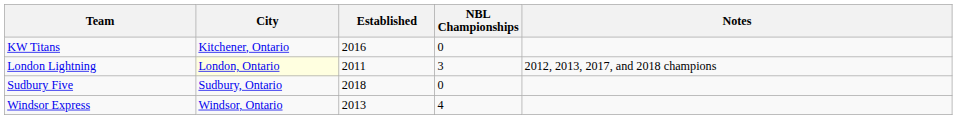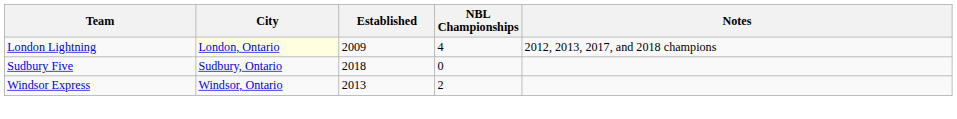- row: (34, 47)
(354, 66) 2011 -> (354, 47) 2009
(440, 66) 3 -> (440, 47) 4
(440, 104) 4 -> (440, 85) 2
